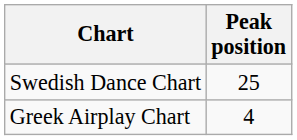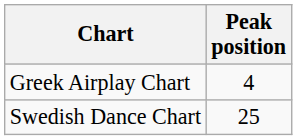rows swapped: (100, 116) <-> (105, 81)
